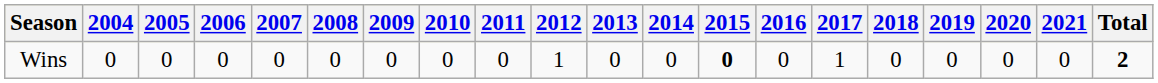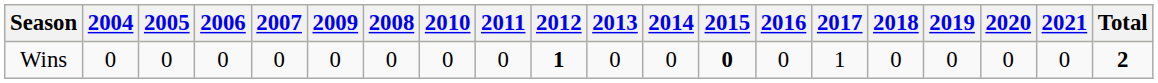columns swapped: (335, 22) <-> (391, 22)
(559, 59) normal -> (559, 59) bold
